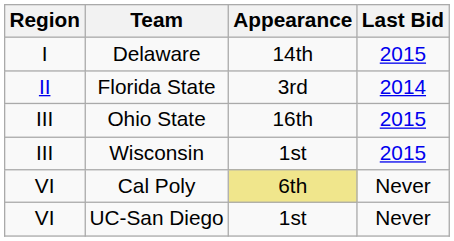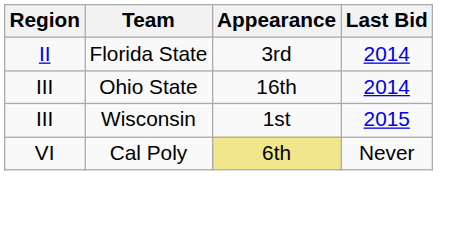- row: (157, 53)
(403, 119) 2015 -> (387, 86) 2014
- row: (157, 218)
